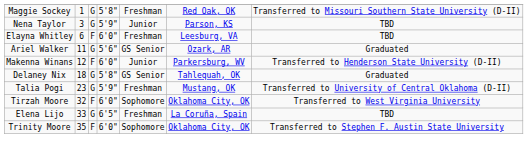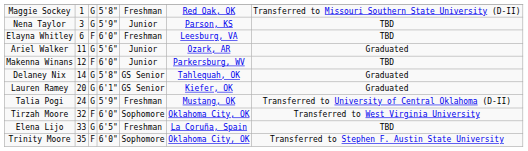(143, 50) GS Senior -> (143, 50) Junior
(387, 62) Transferred to Henderson State University (D-II) -> (387, 62) TBD
(82, 75) 18 -> (82, 75) 14
+ row: (40, 88)
(82, 88) 23 -> (82, 101) 24
